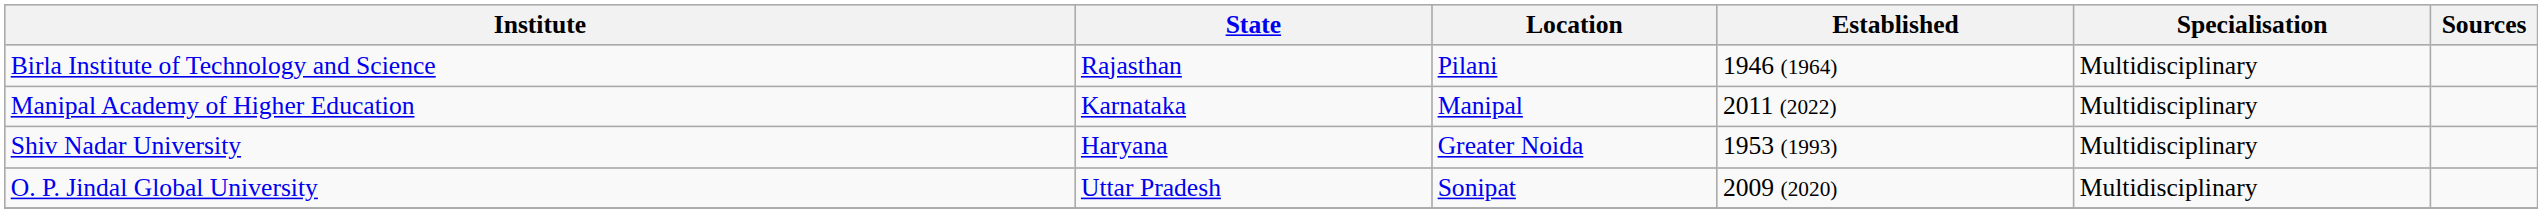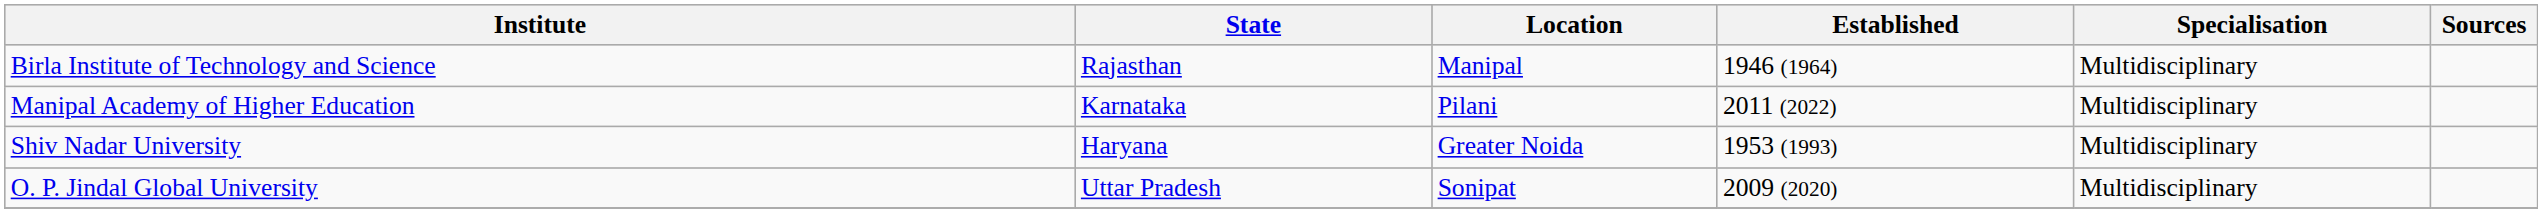(1468, 65) Pilani -> (1480, 65) Manipal
(1480, 106) Manipal -> (1468, 106) Pilani
